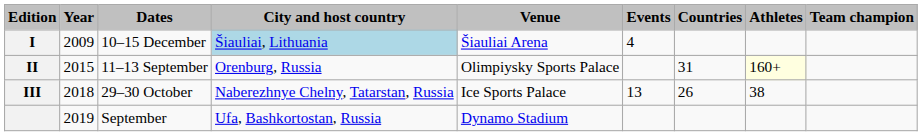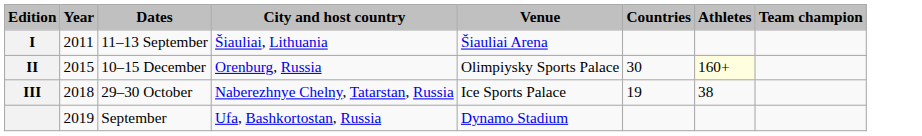- column: (649, 17)
(79, 42) 2009 -> (79, 42) 2011
(154, 42) 10–15 December -> (155, 42) 11–13 September
(271, 42) lightblue background -> (271, 42) no background
(155, 67) 11–13 September -> (154, 67) 10–15 December
(685, 67) 31 -> (634, 67) 30
(685, 93) 26 -> (634, 93) 19
